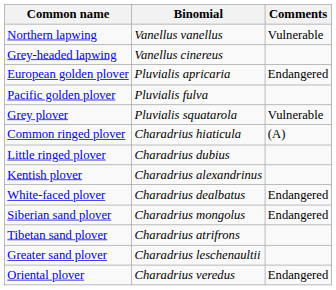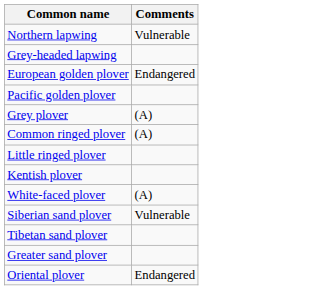- column: (198, 14)
(296, 114) Vulnerable -> (143, 114) (A)
(298, 194) Endangered -> (143, 194) (A)
(298, 214) Endangered -> (162, 214) Vulnerable
